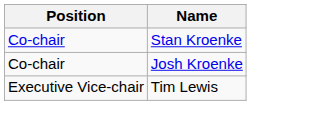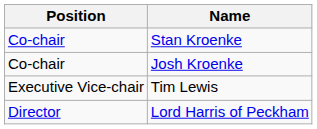+ row: (230, 111)
